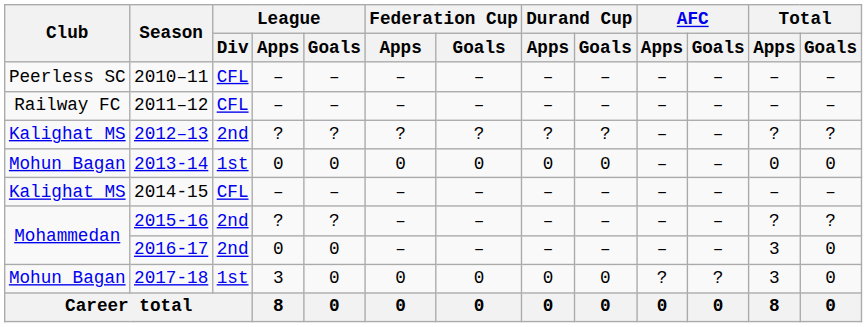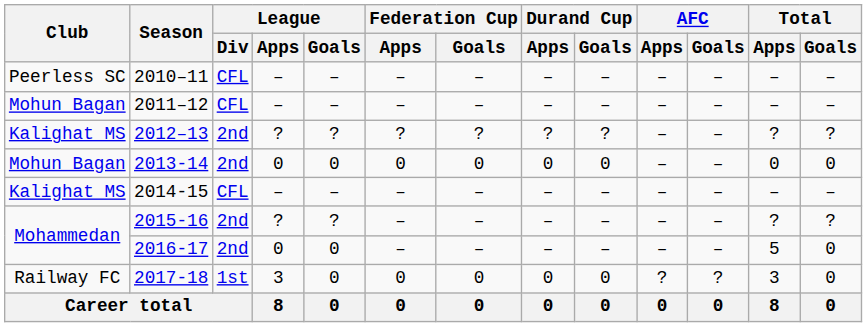(67, 106) Railway FC -> (67, 106) Mohun Bagan
(233, 163) 1st -> (233, 163) 2nd
(774, 250) 3 -> (774, 250) 5
(67, 278) Mohun Bagan -> (67, 278) Railway FC
